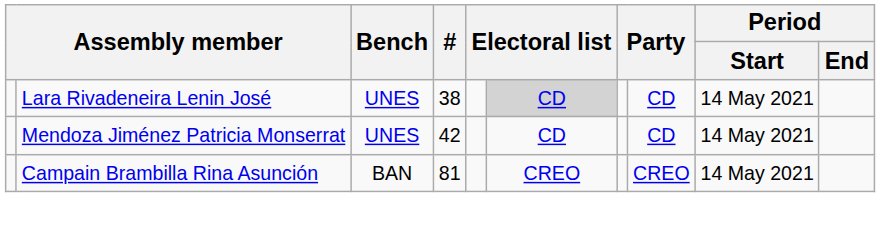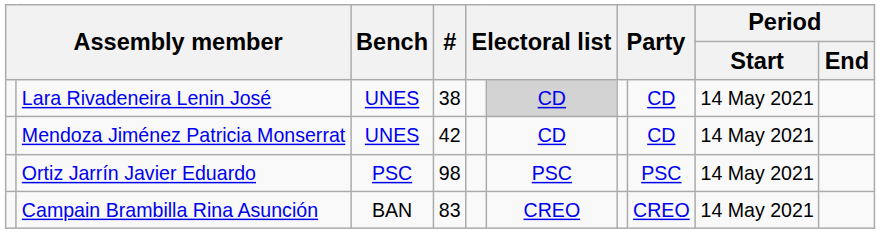+ row: (139, 173)
(450, 173) 81 -> (450, 211) 83
